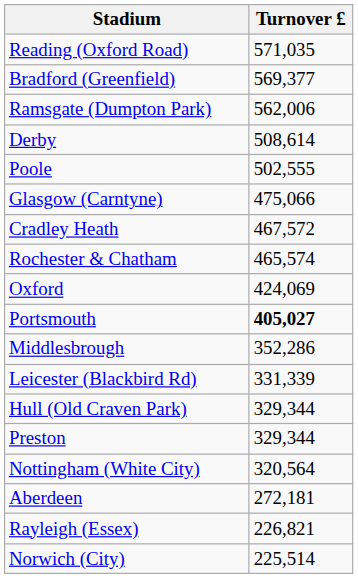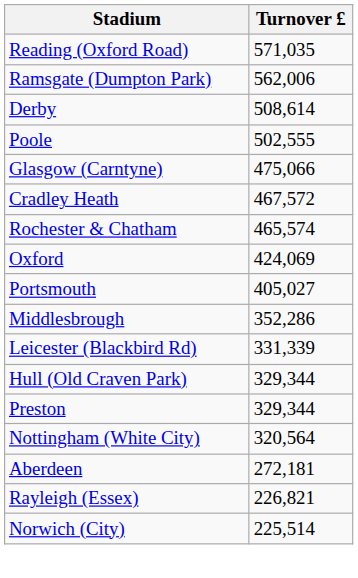- row: (92, 79)
(284, 318) bold -> (284, 288) normal
